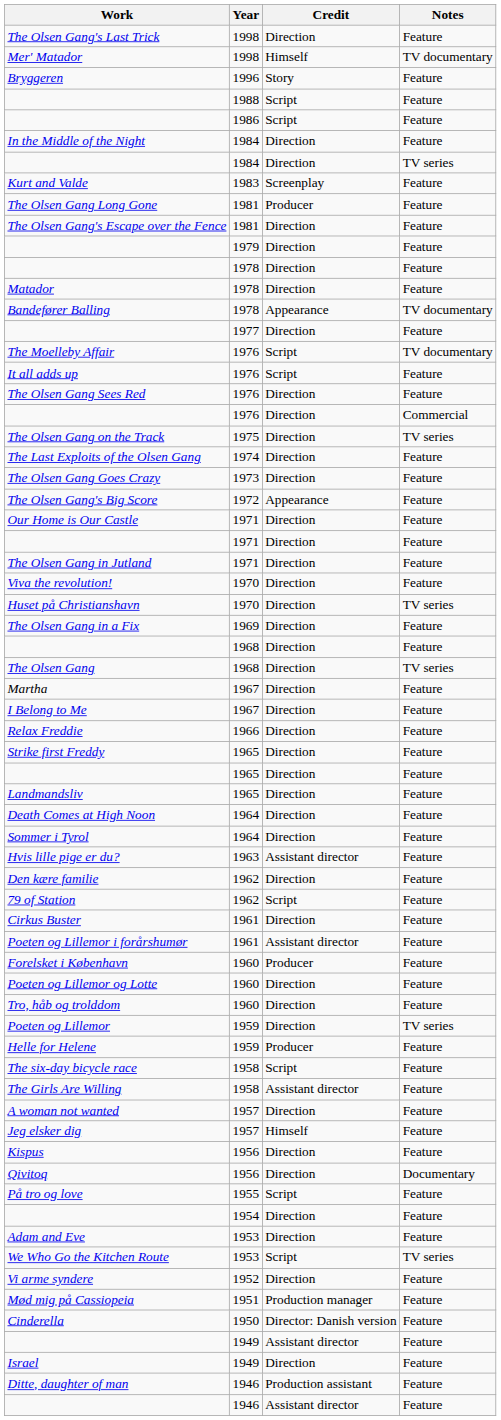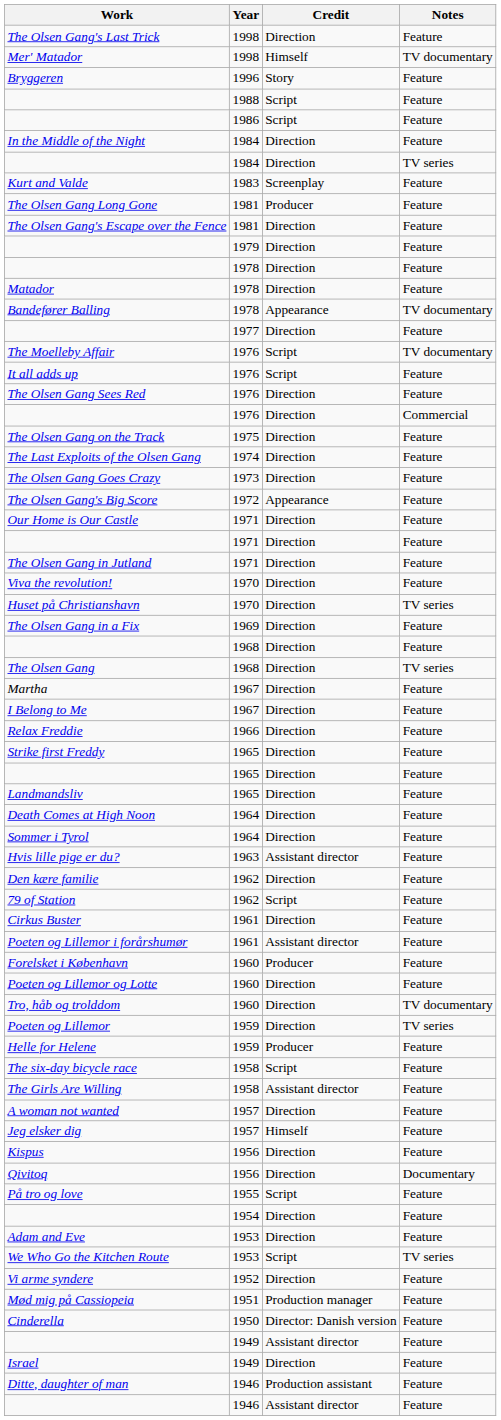(428, 436) TV series -> (423, 436) Feature
(423, 1004) Feature -> (448, 1004) TV documentary
